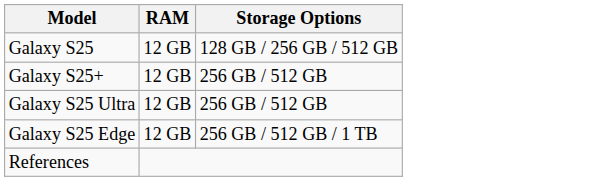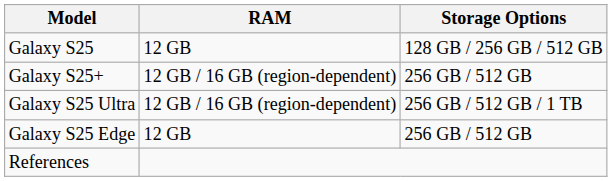(167, 76) 12 GB -> (270, 76) 12 GB / 16 GB (region-dependent)
(167, 104) 12 GB -> (270, 104) 12 GB / 16 GB (region-dependent)
(263, 104) 256 GB / 512 GB -> (494, 104) 256 GB / 512 GB / 1 TB
(289, 133) 256 GB / 512 GB / 1 TB -> (468, 133) 256 GB / 512 GB
